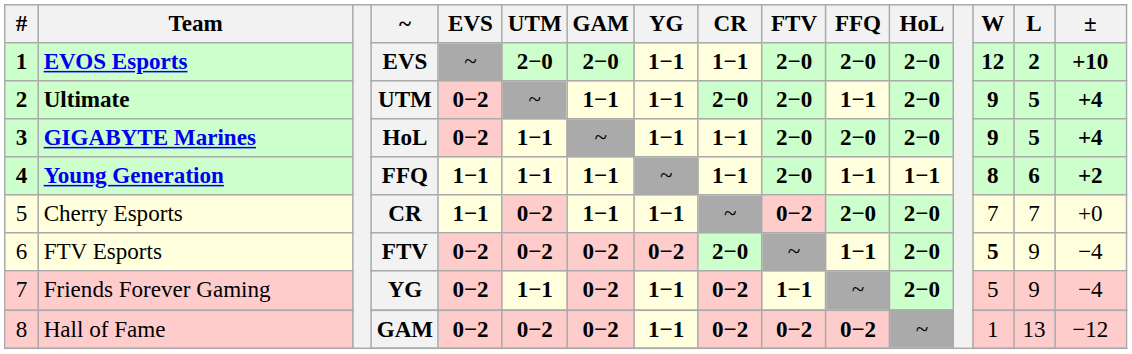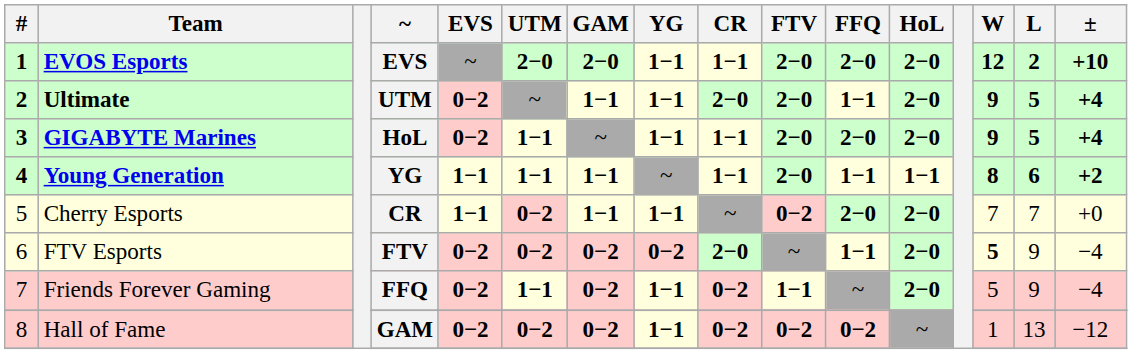(405, 176) FFQ -> (405, 176) YG
(405, 290) YG -> (405, 290) FFQ
